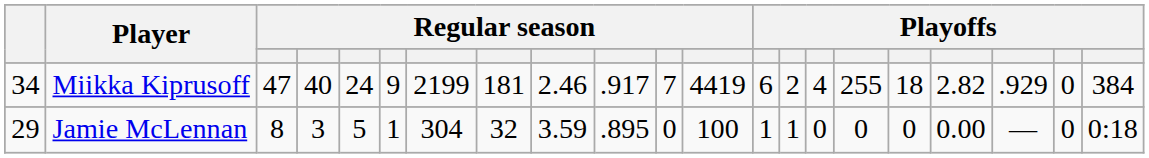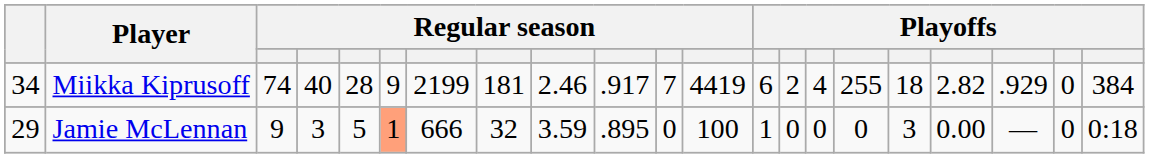(277, 84) 47 -> (277, 84) 74
(359, 84) 24 -> (359, 84) 28
(277, 129) 8 -> (277, 129) 9
(393, 129) no background -> (393, 129) lightsalmon background
(441, 129) 304 -> (441, 129) 666
(793, 129) 1 -> (793, 129) 0
(909, 129) 0 -> (909, 129) 3
